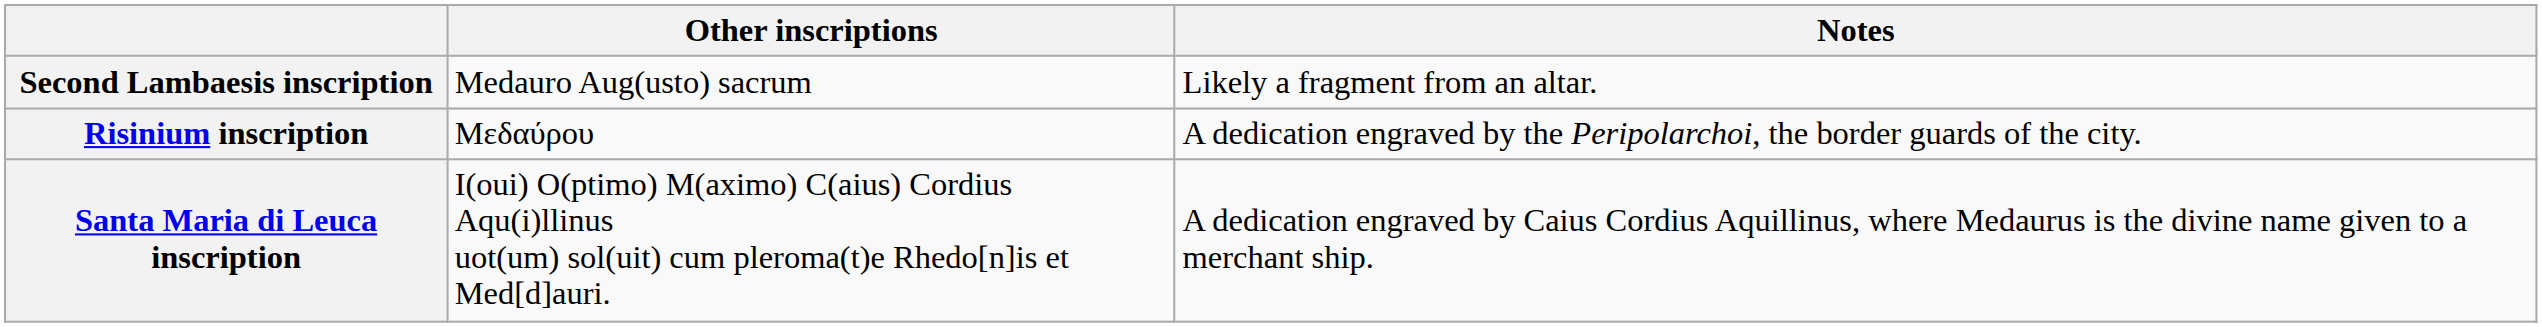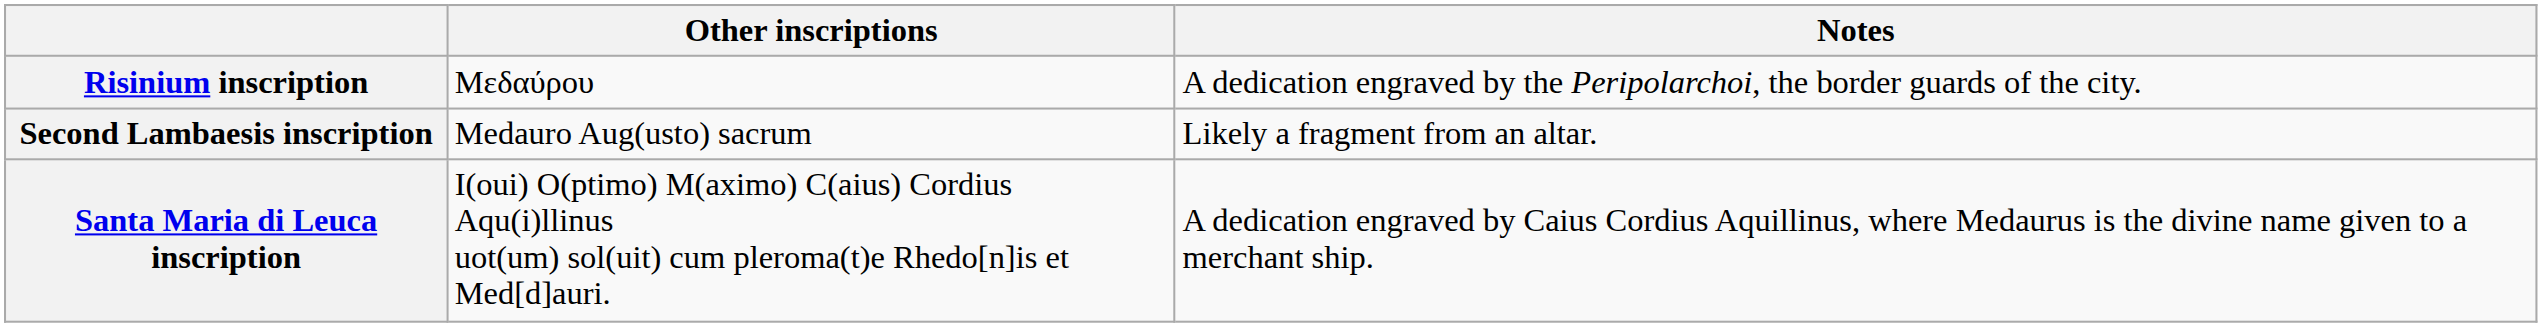rows swapped: (226, 81) <-> (226, 133)
